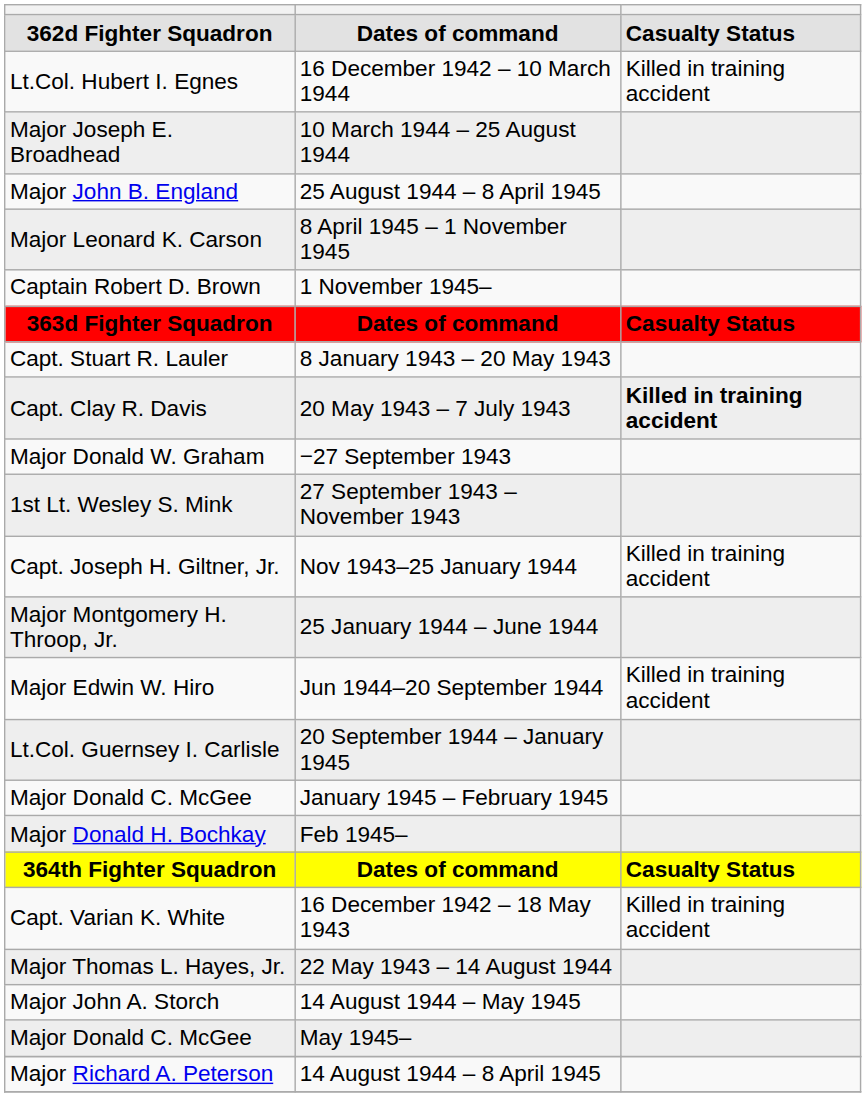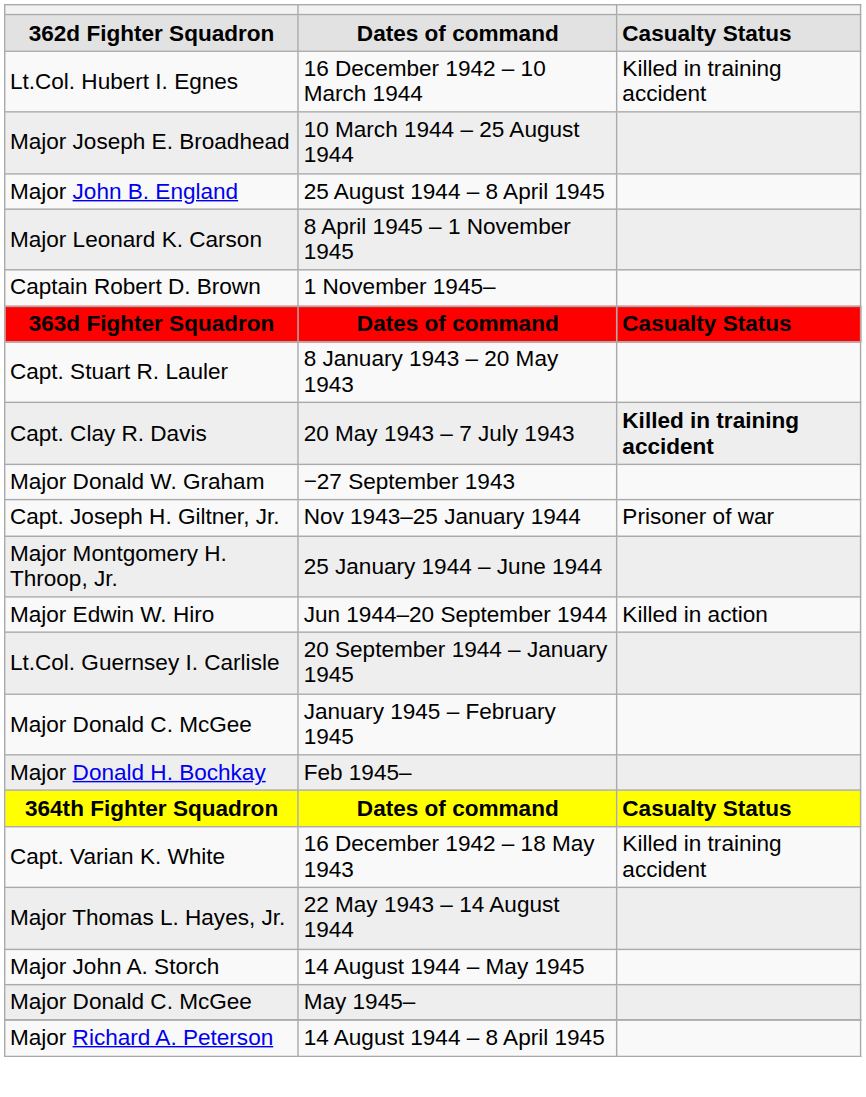- row: (121, 504)
(705, 565) Killed in training accident -> (698, 517) Prisoner of war
(705, 688) Killed in training accident -> (695, 614) Killed in action
